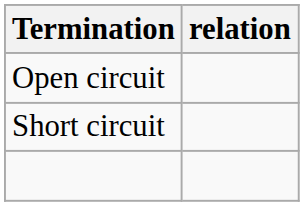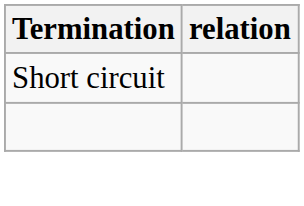- row: (88, 77)
